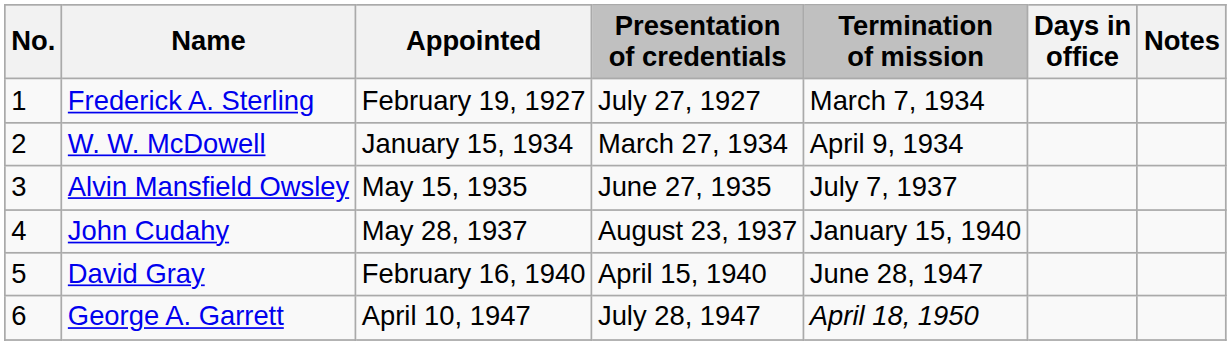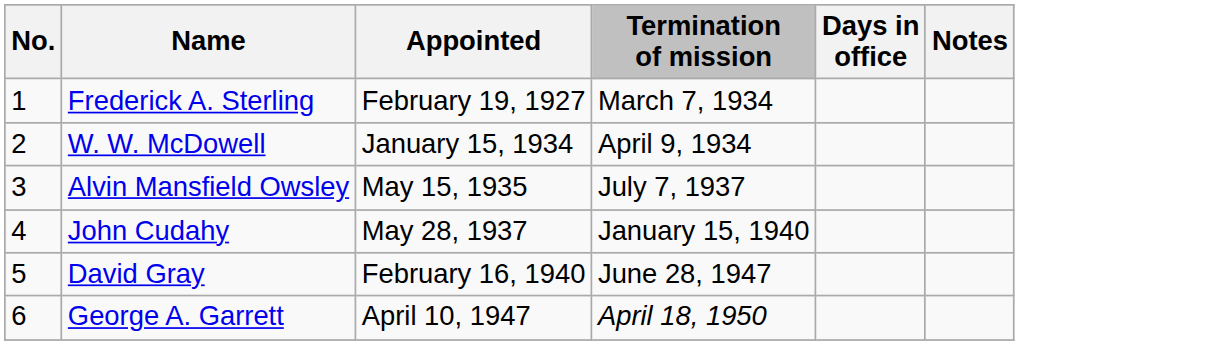- column: (698, 41)
